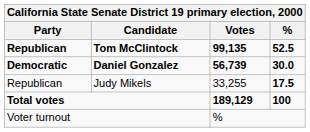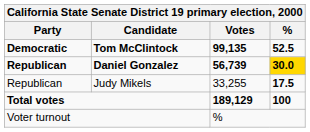(37, 48) Republican -> (37, 48) Democratic
(37, 65) Democratic -> (37, 65) Republican
(283, 65) no background -> (283, 65) gold background
